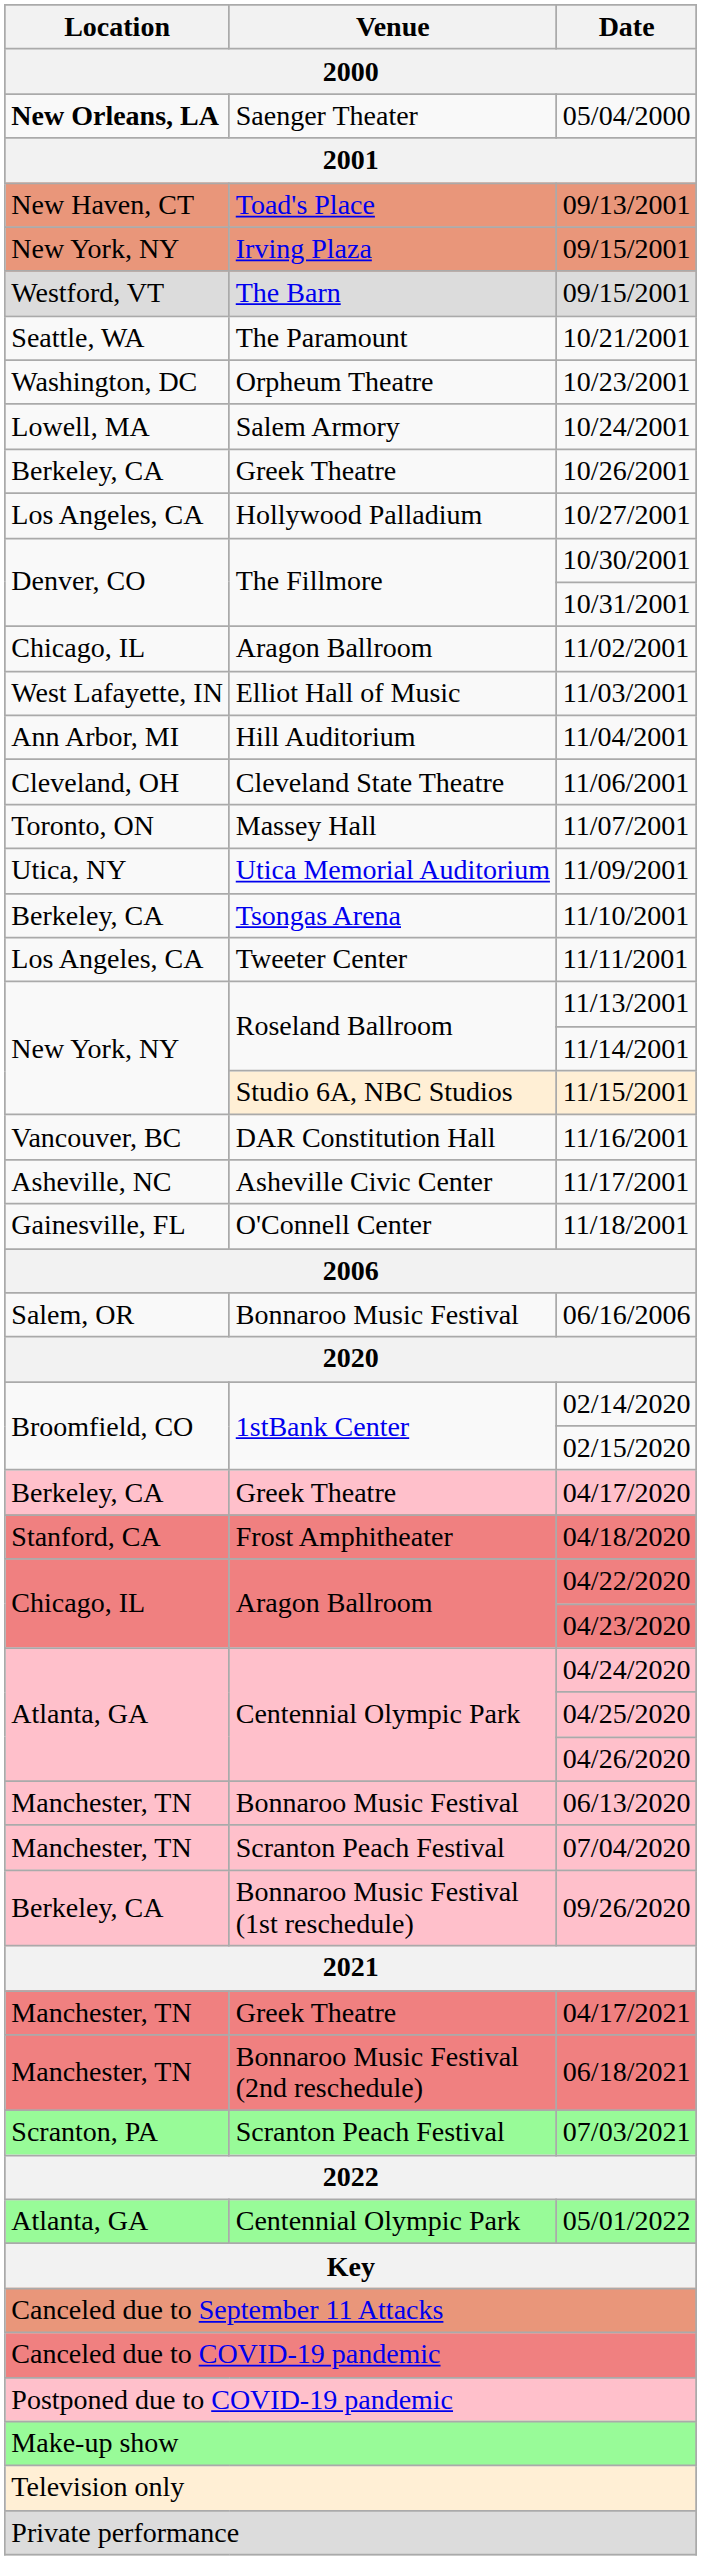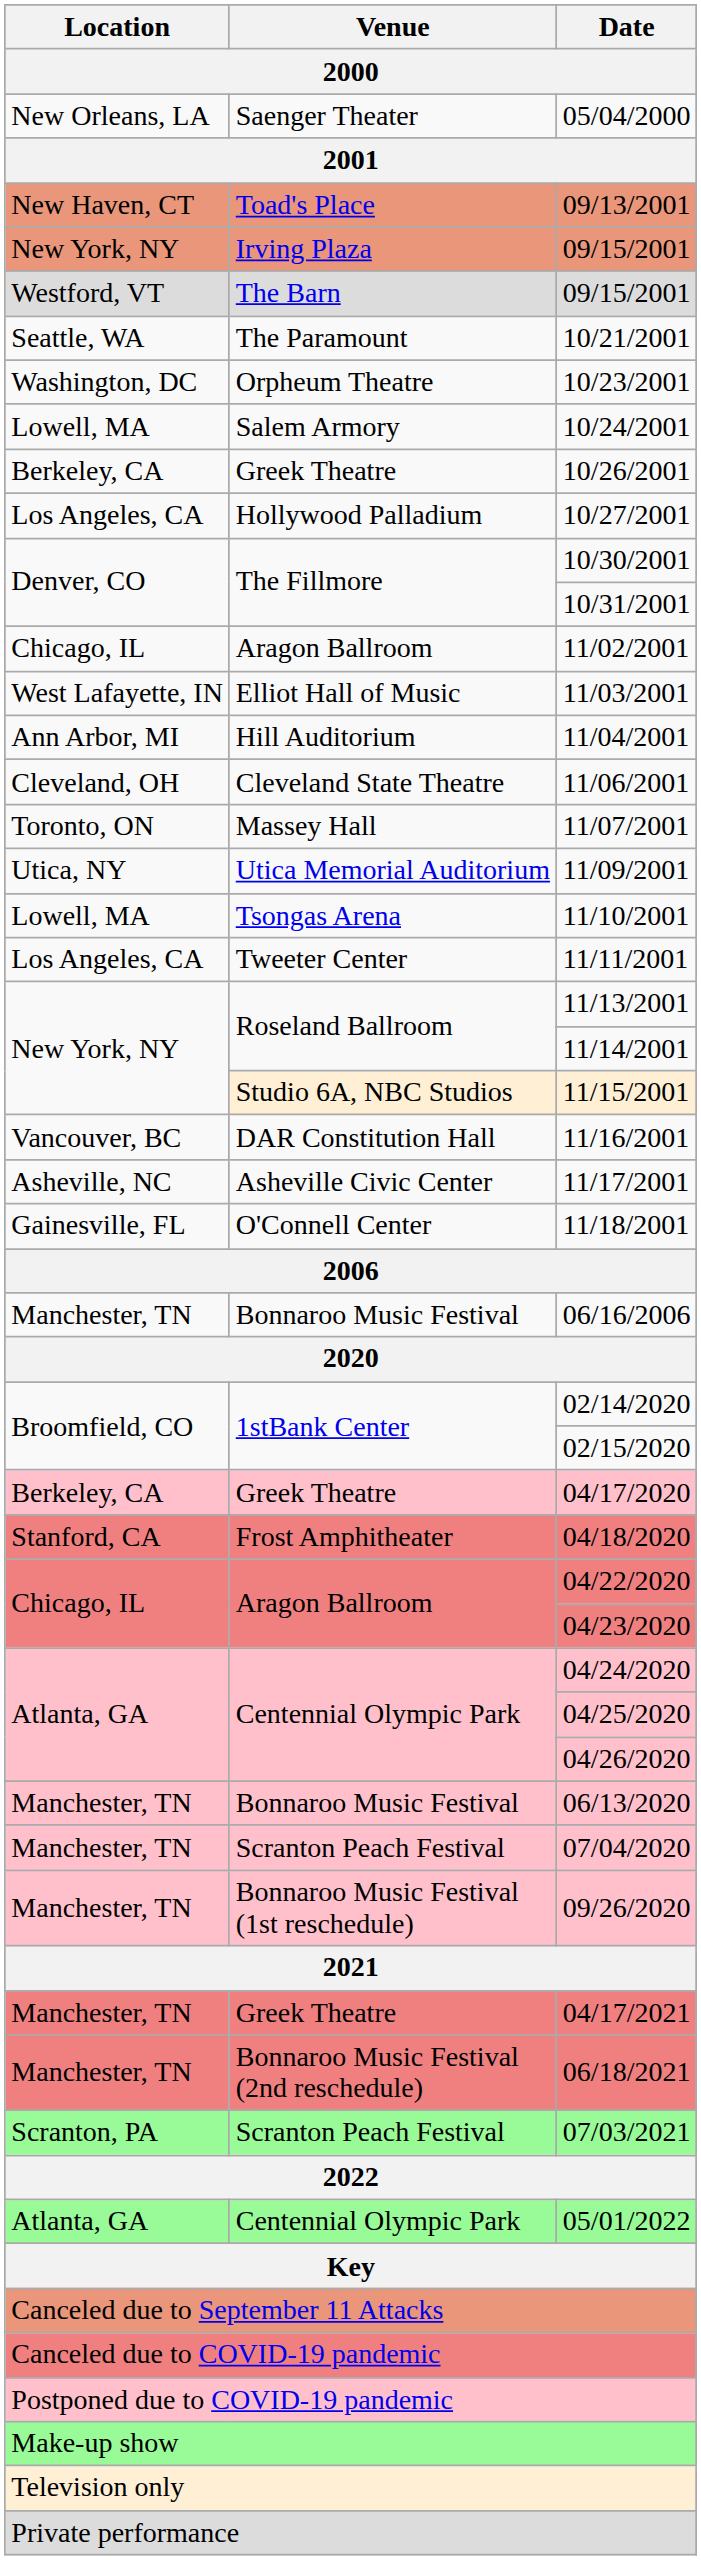(115, 115) bold -> (110, 115) normal
(87, 914) Berkeley, CA -> (81, 914) Lowell, MA
(73, 1314) Salem, OR -> (101, 1314) Manchester, TN
(87, 1907) Berkeley, CA -> (101, 1907) Manchester, TN
